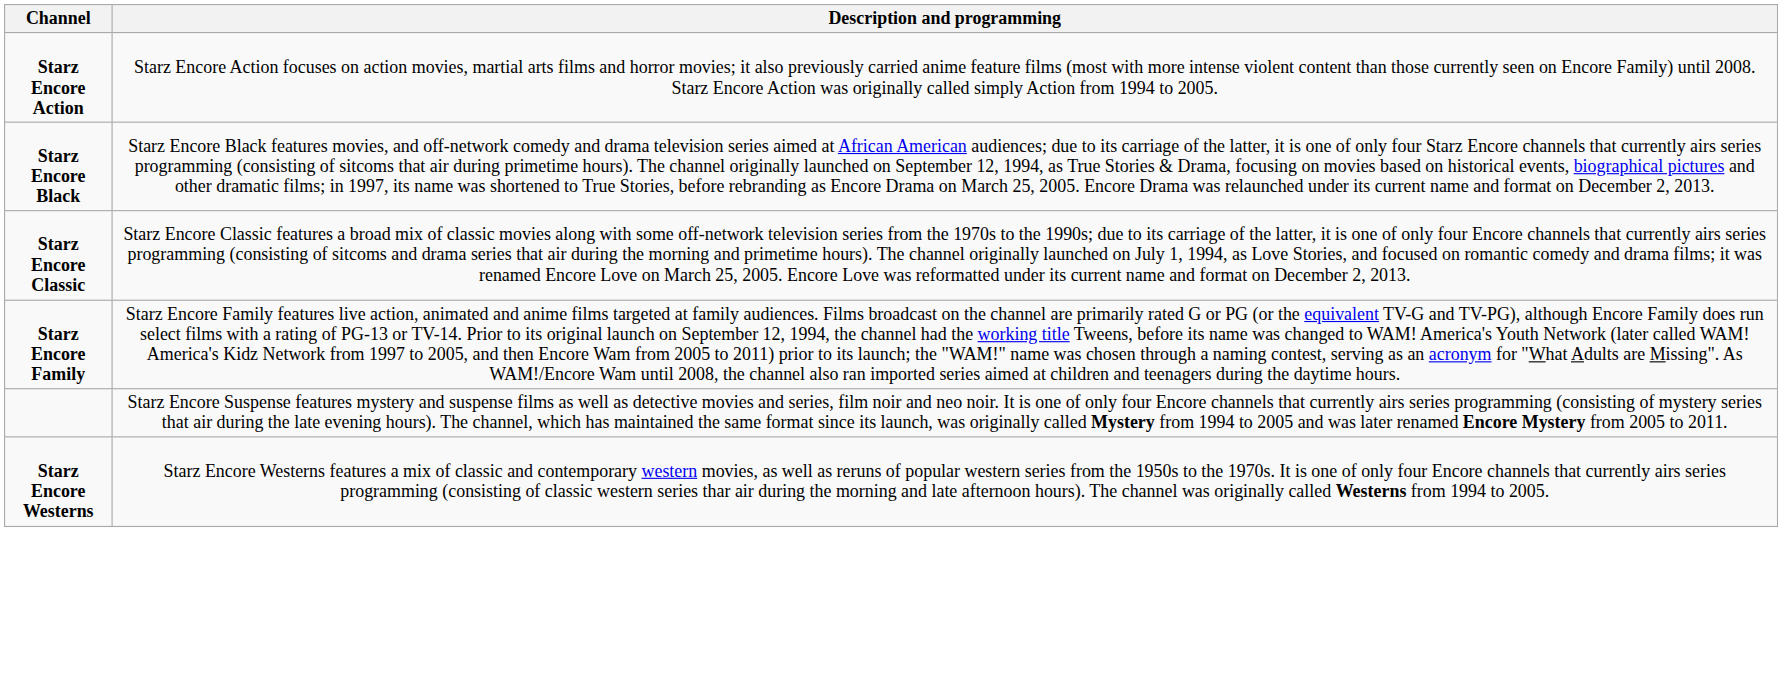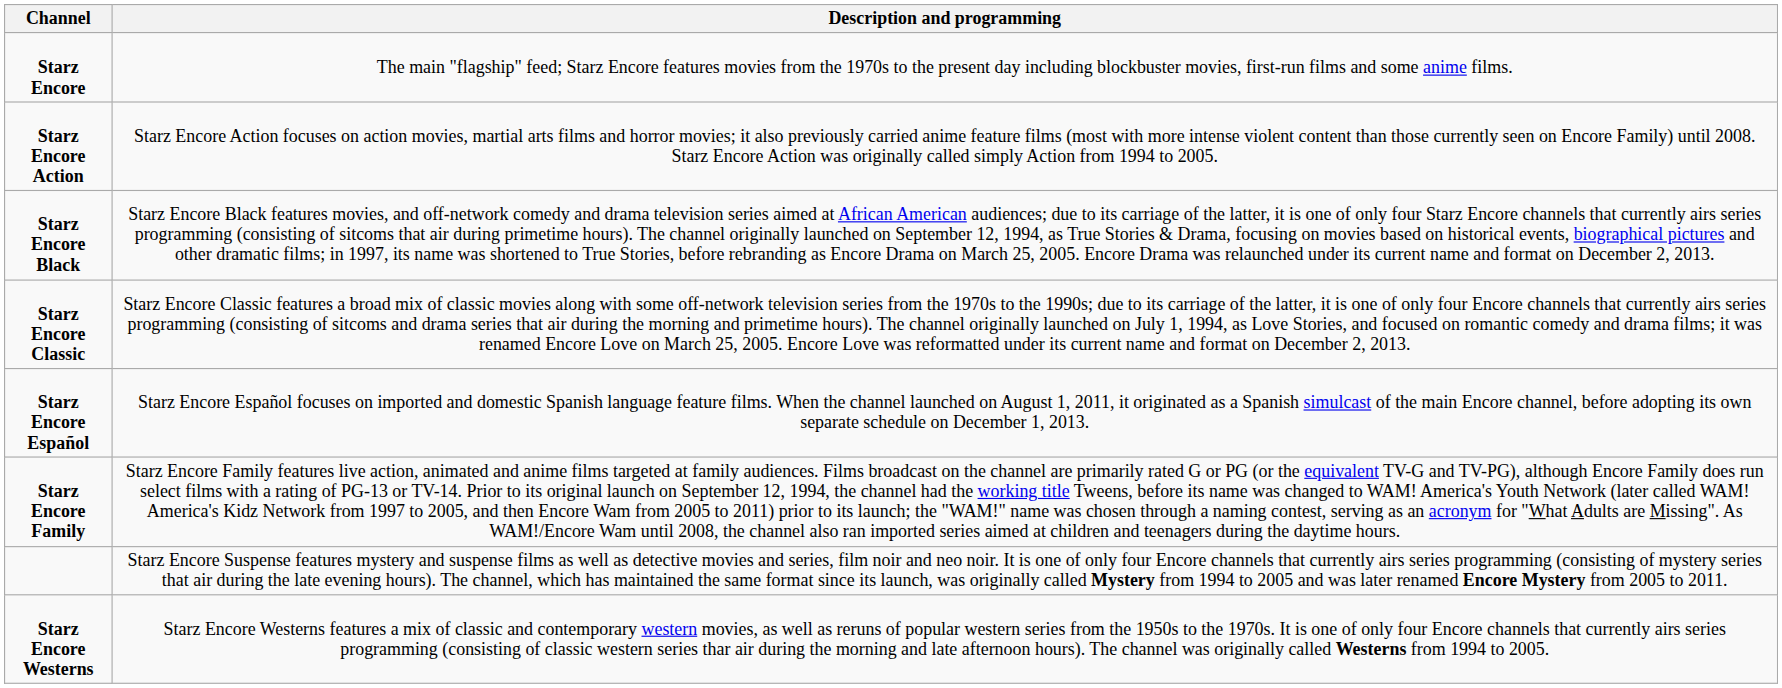+ row: (58, 77)
+ row: (58, 422)
